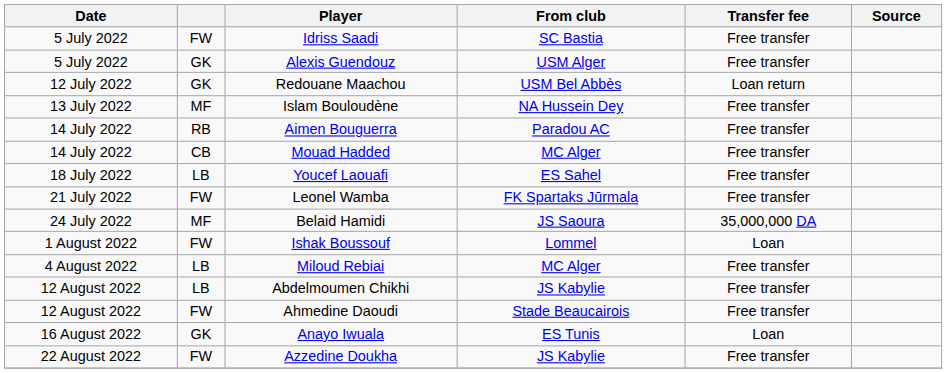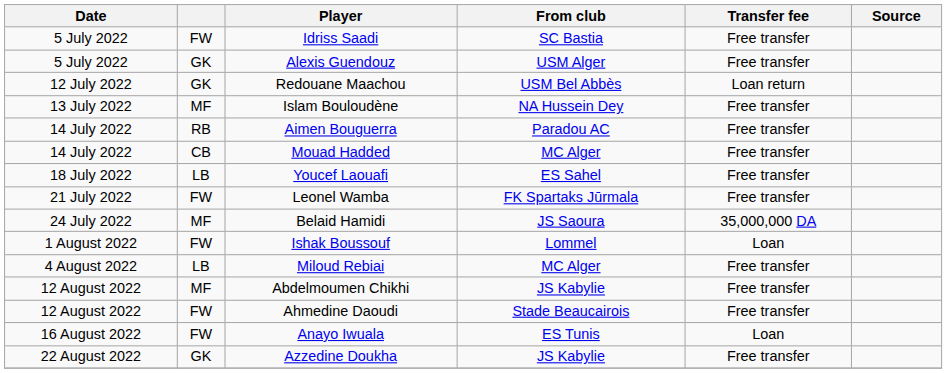(201, 288) LB -> (201, 288) MF
(201, 334) GK -> (201, 334) FW
(201, 356) FW -> (201, 356) GK
